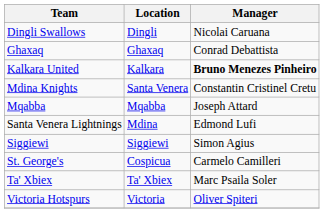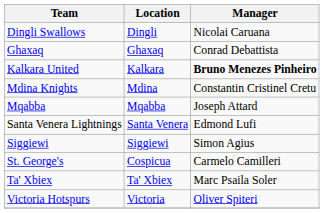(158, 87) Santa Venera -> (142, 87) Mdina
(142, 124) Mdina -> (158, 124) Santa Venera
